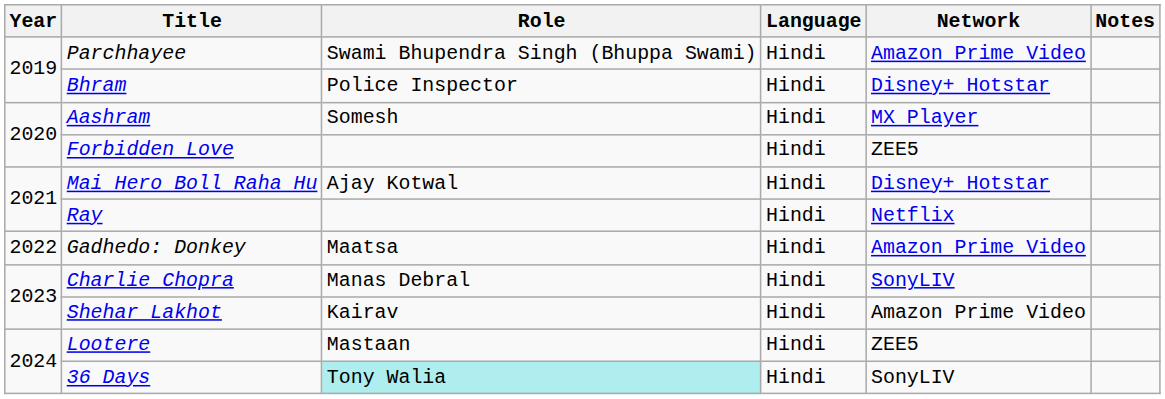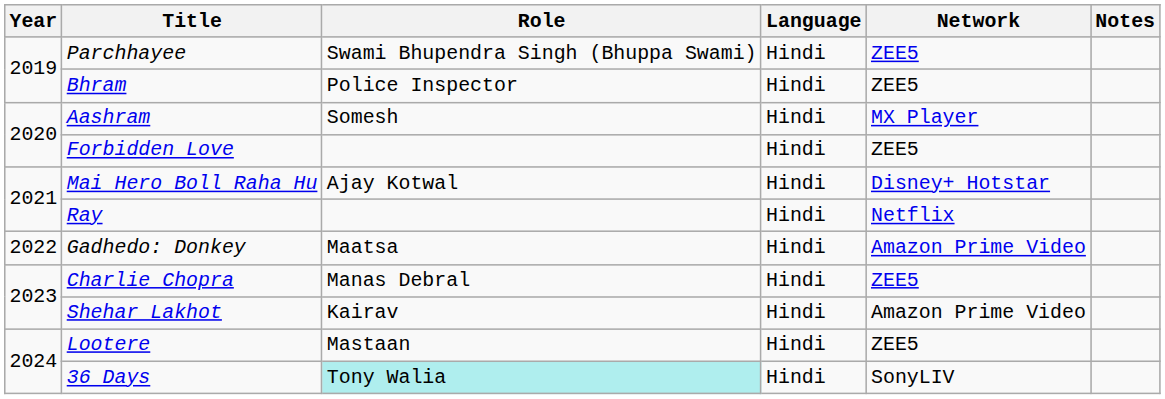(978, 53) Amazon Prime Video -> (895, 53) ZEE5
(961, 86) Disney+ Hotstar -> (895, 86) ZEE5
(913, 280) SonyLIV -> (895, 280) ZEE5
